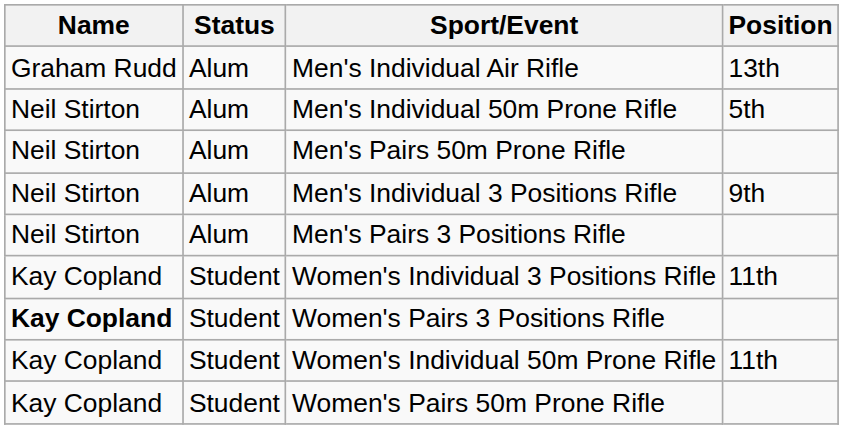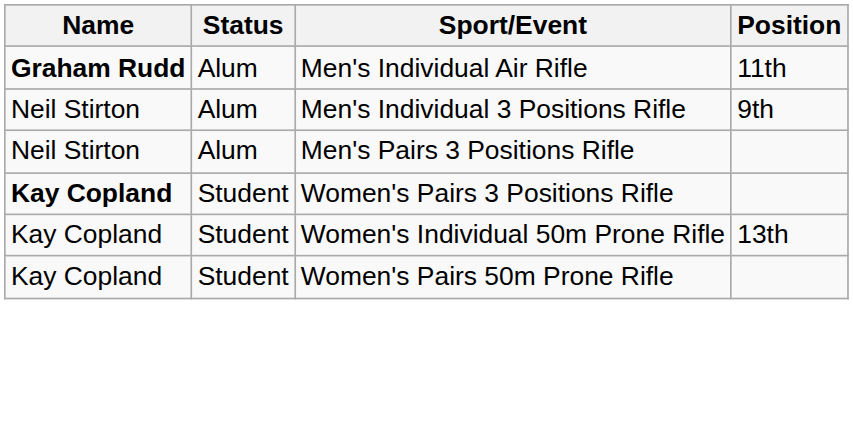(94, 67) normal -> (98, 67) bold
(754, 67) 13th -> (762, 67) 11th
- row: (485, 109)
- row: (459, 151)
- row: (504, 276)
(753, 360) 11th -> (763, 234) 13th
